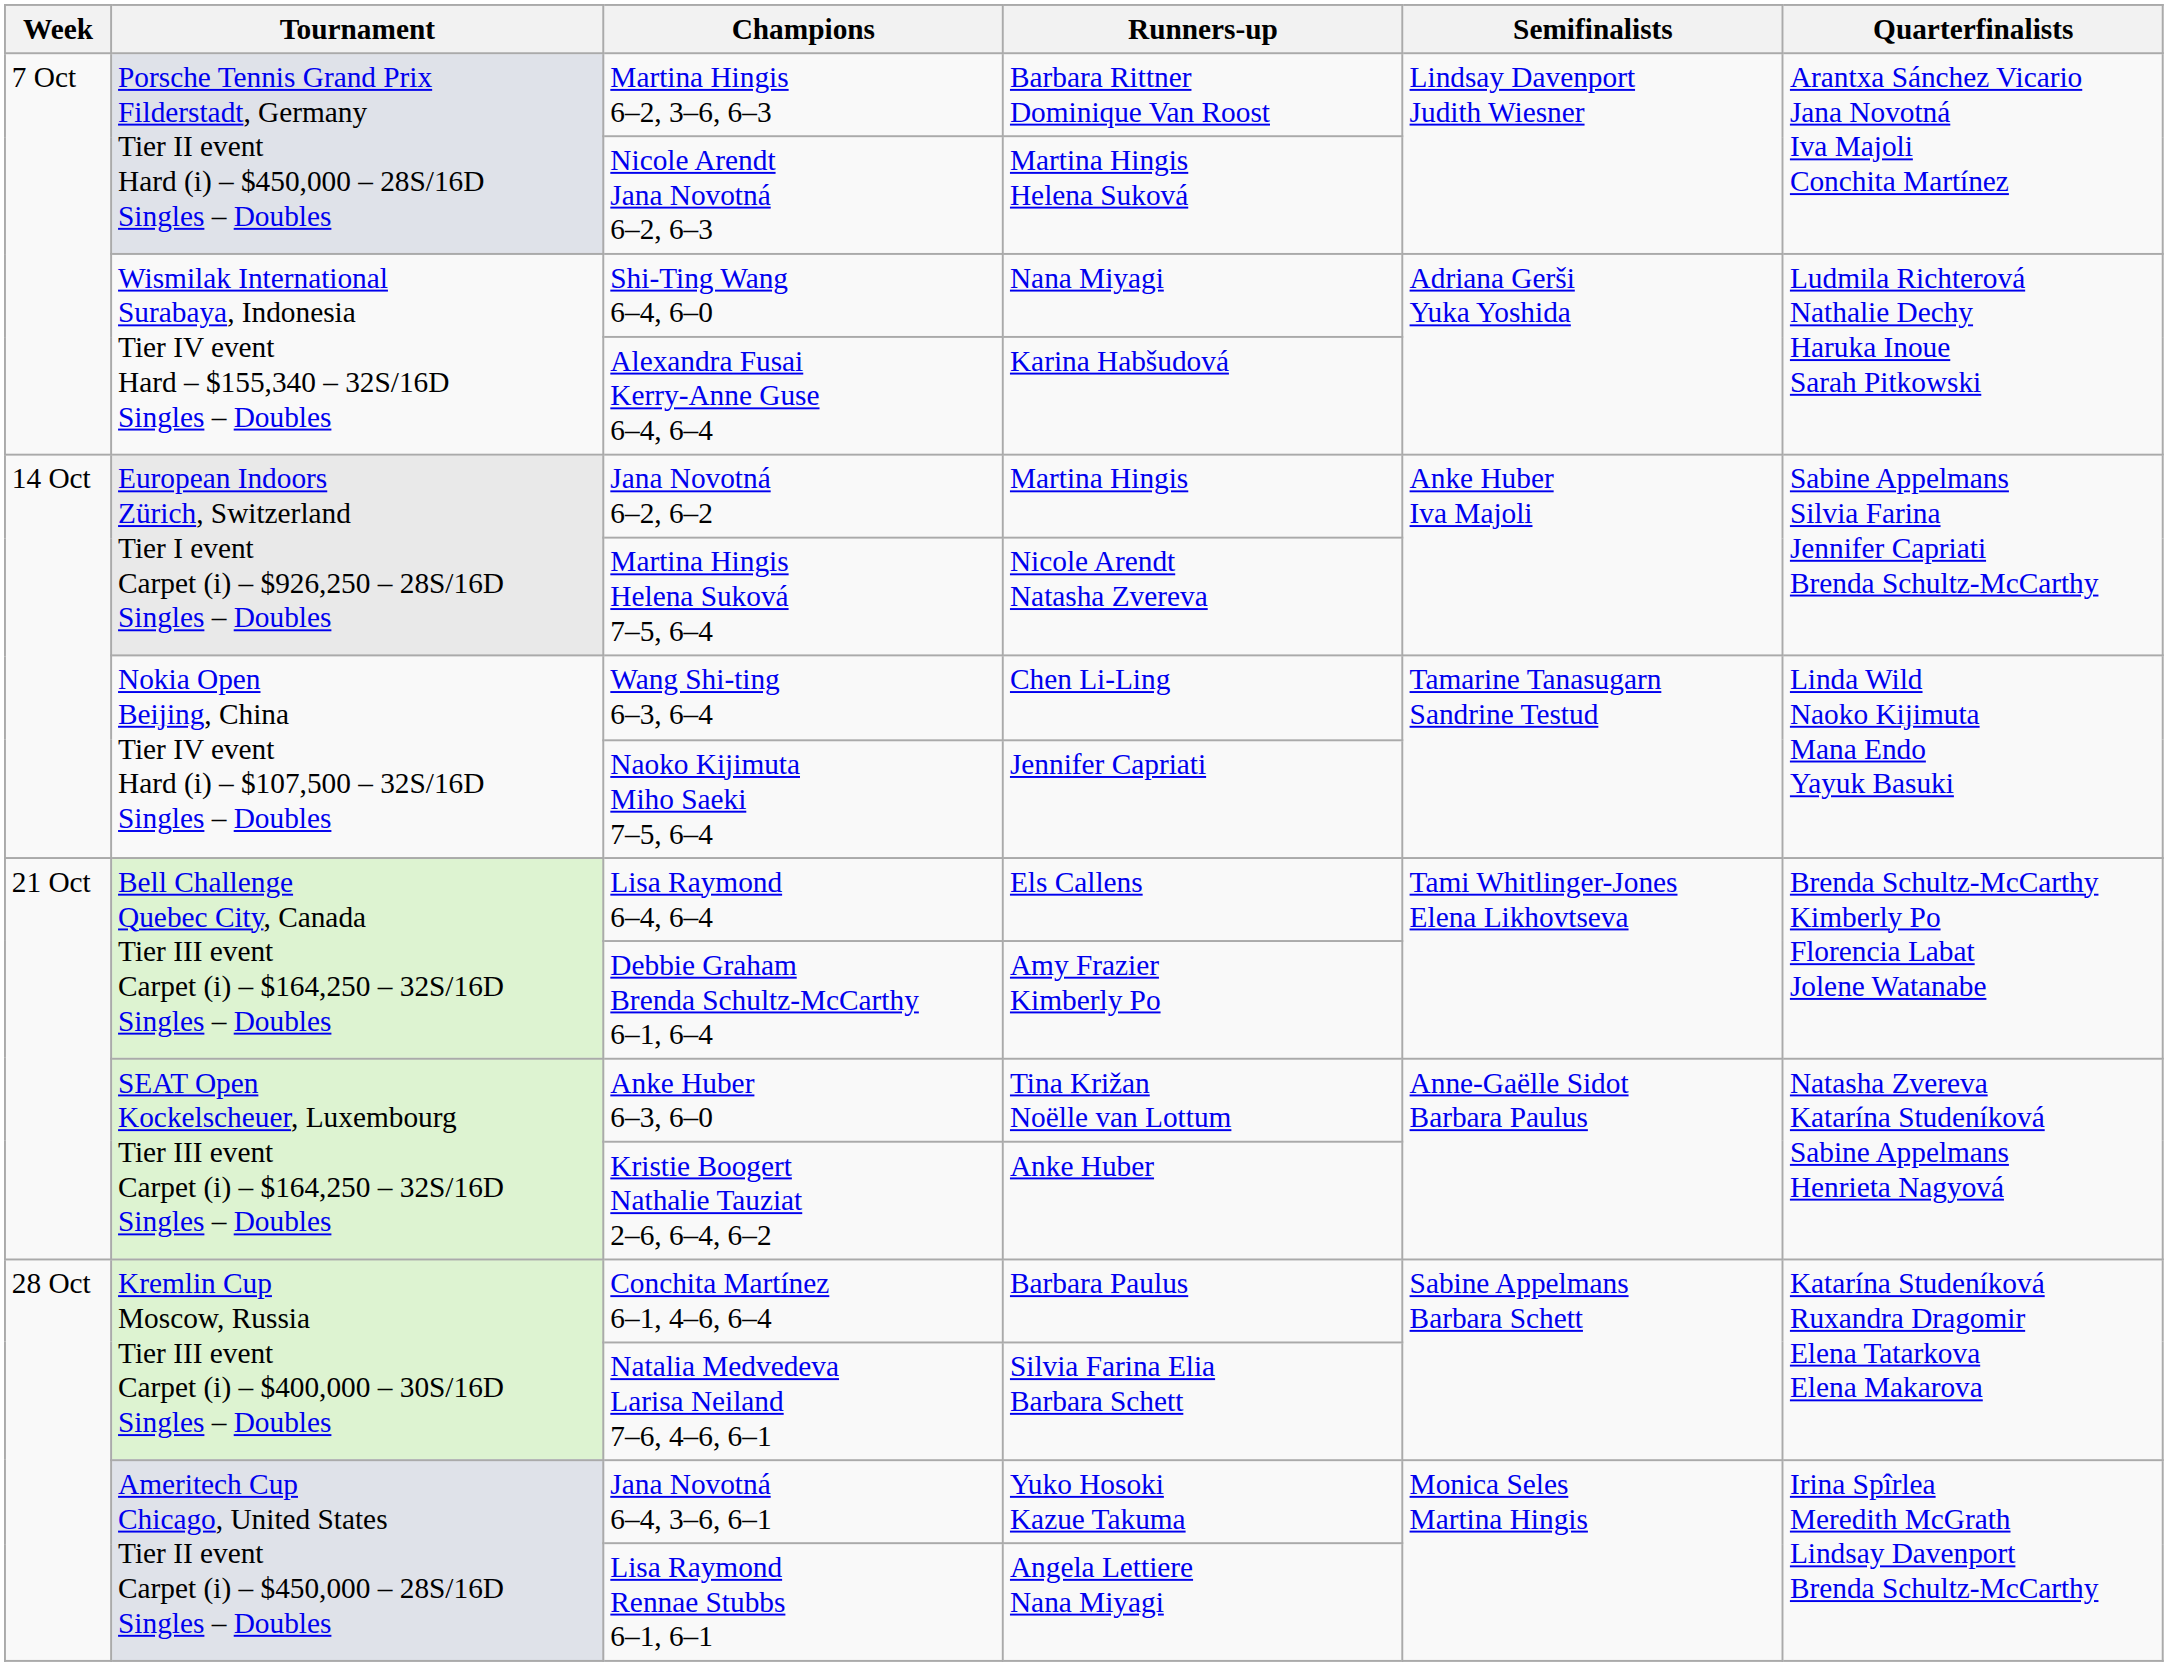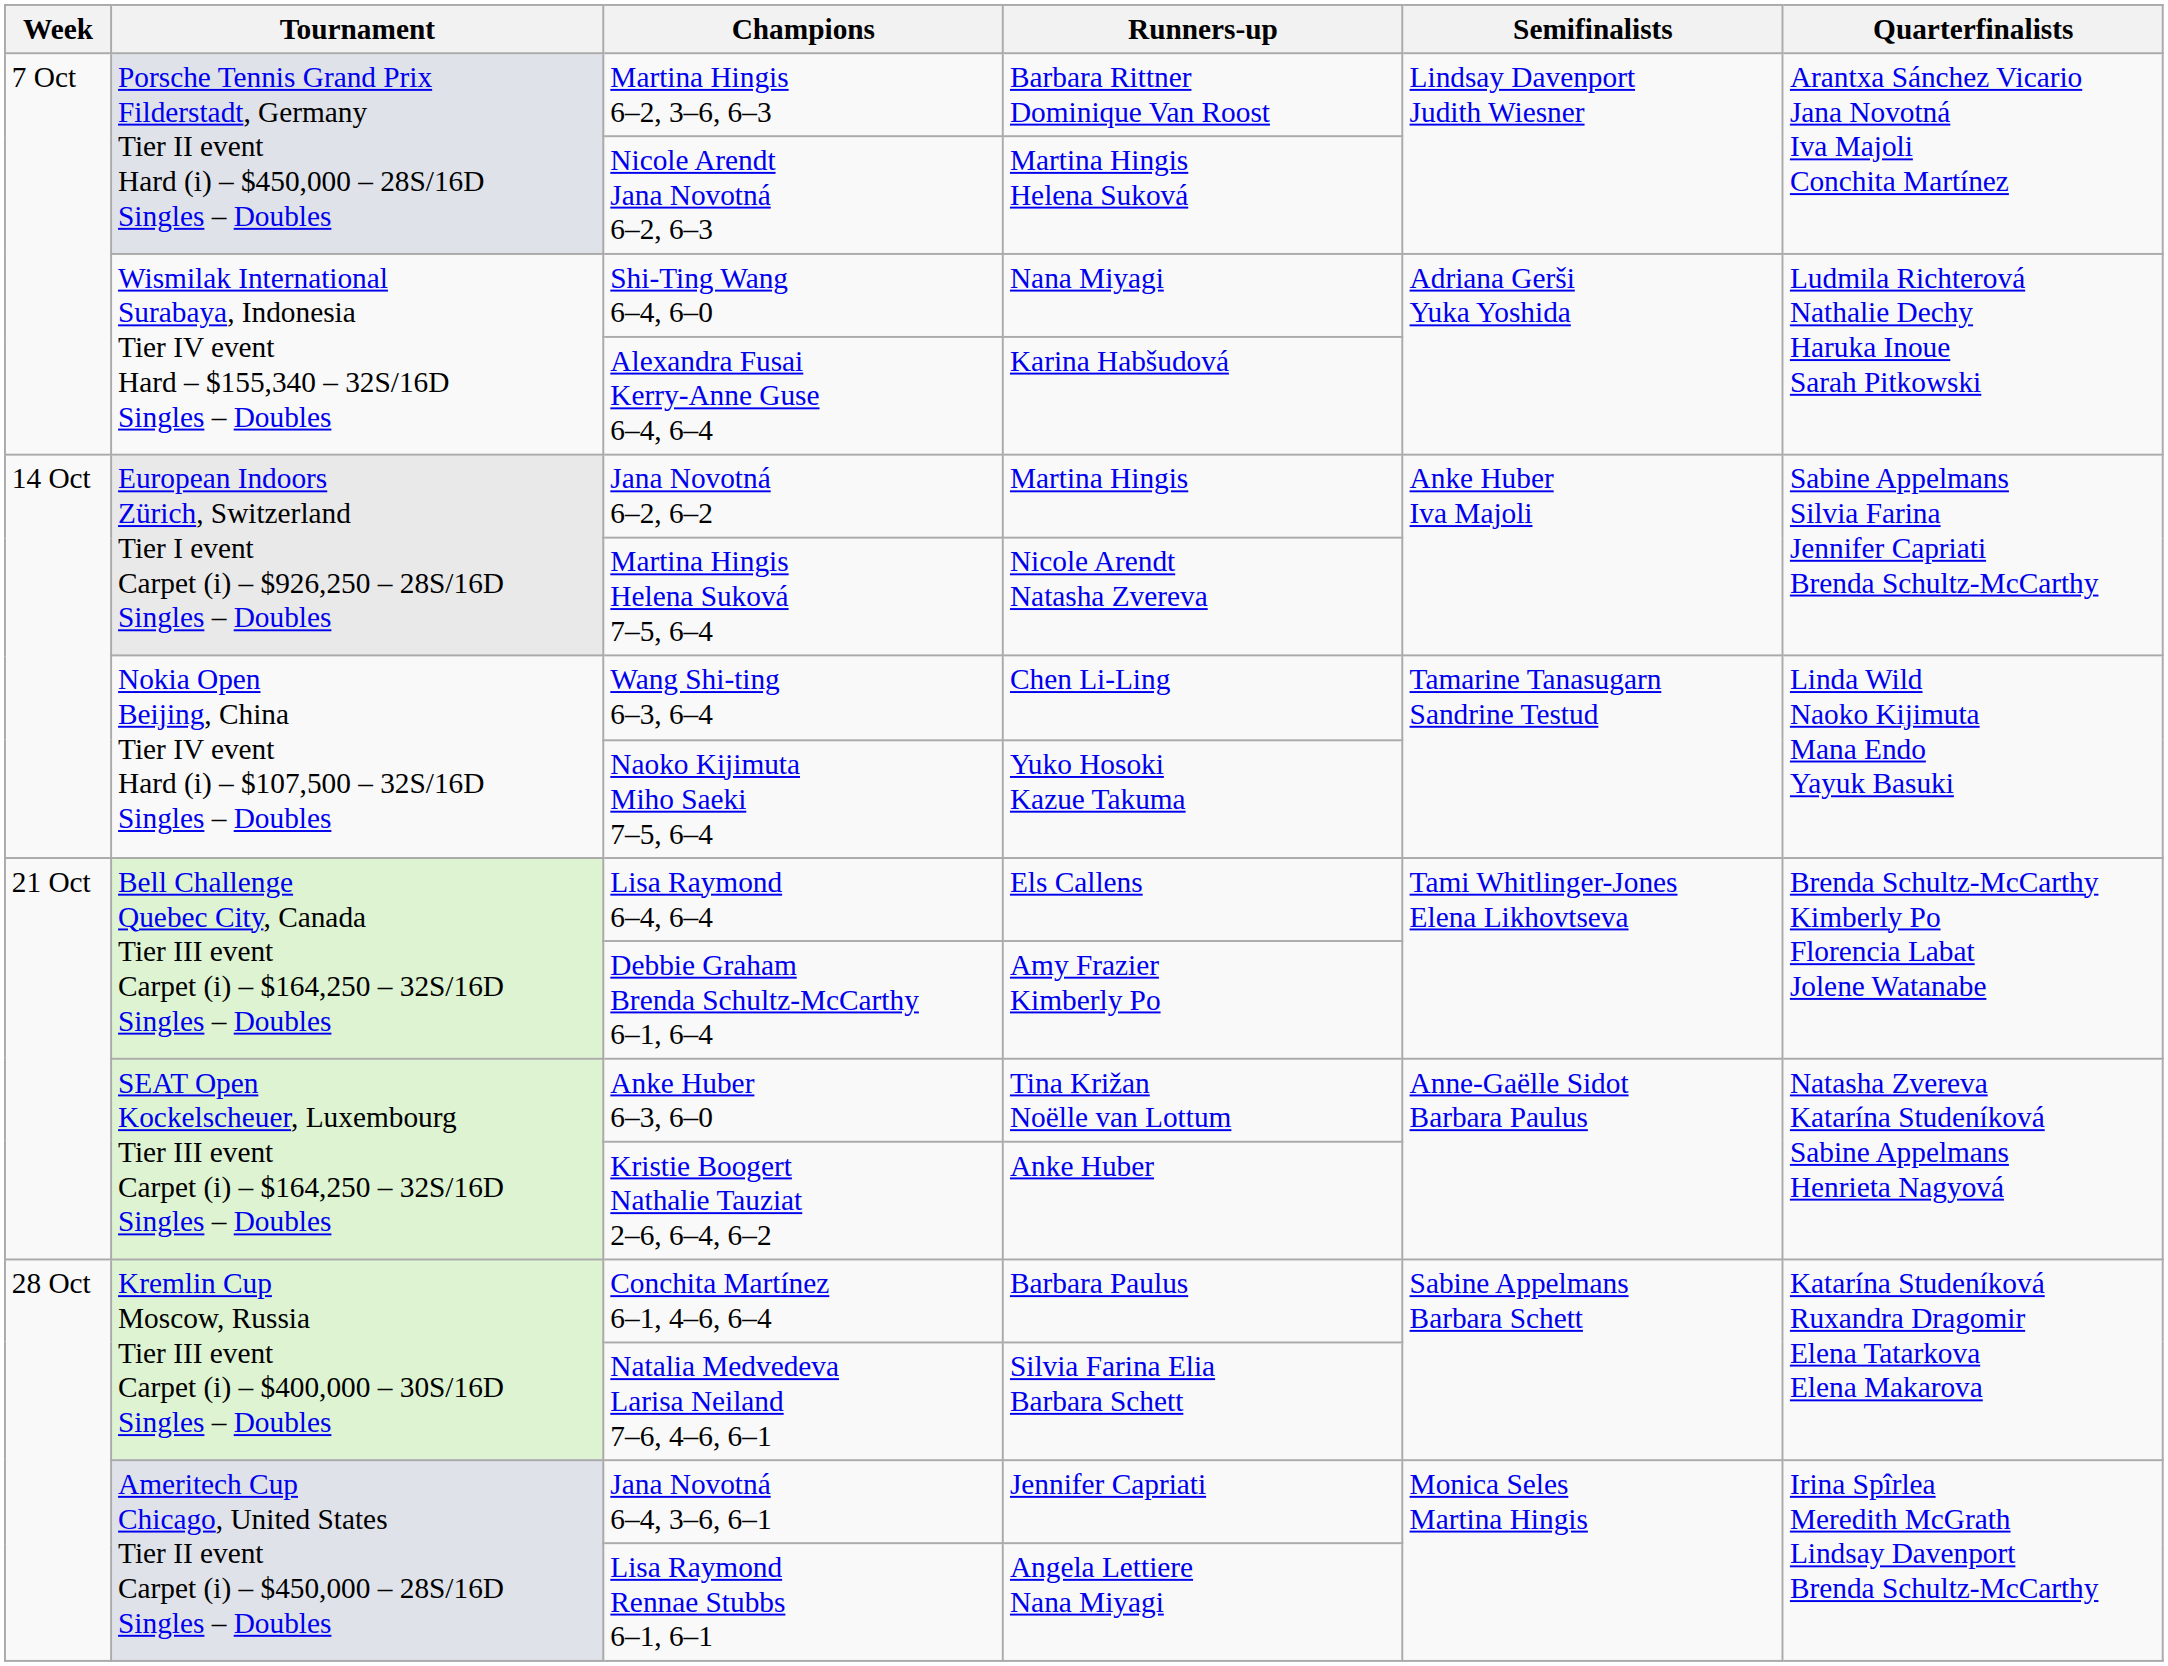(1108, 763) Jennifer Capriati -> (1098, 780) Yuko Hosoki Kazue Takuma
(1098, 1501) Yuko Hosoki Kazue Takuma -> (1108, 1483) Jennifer Capriati
